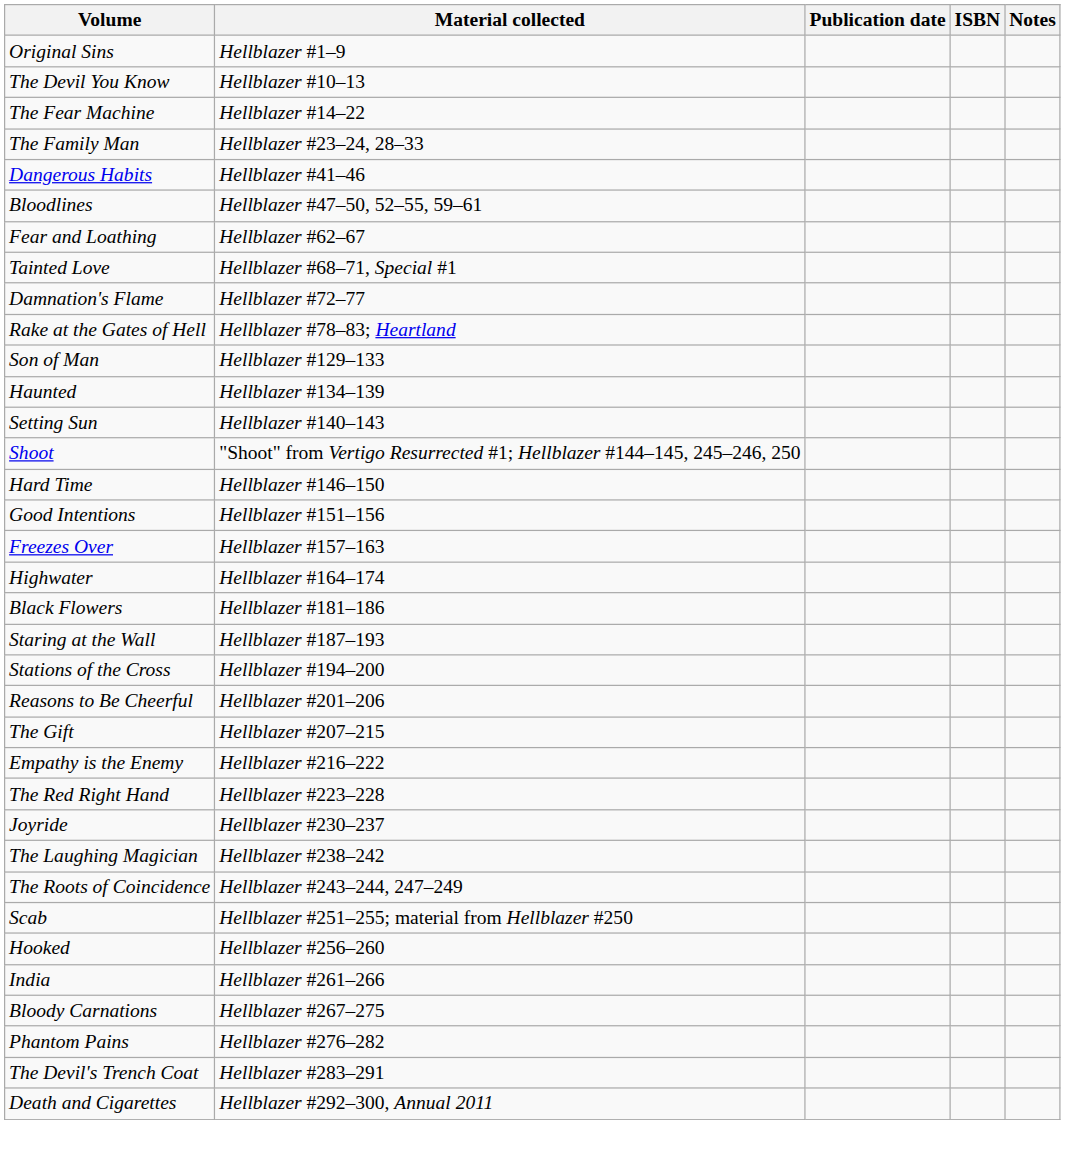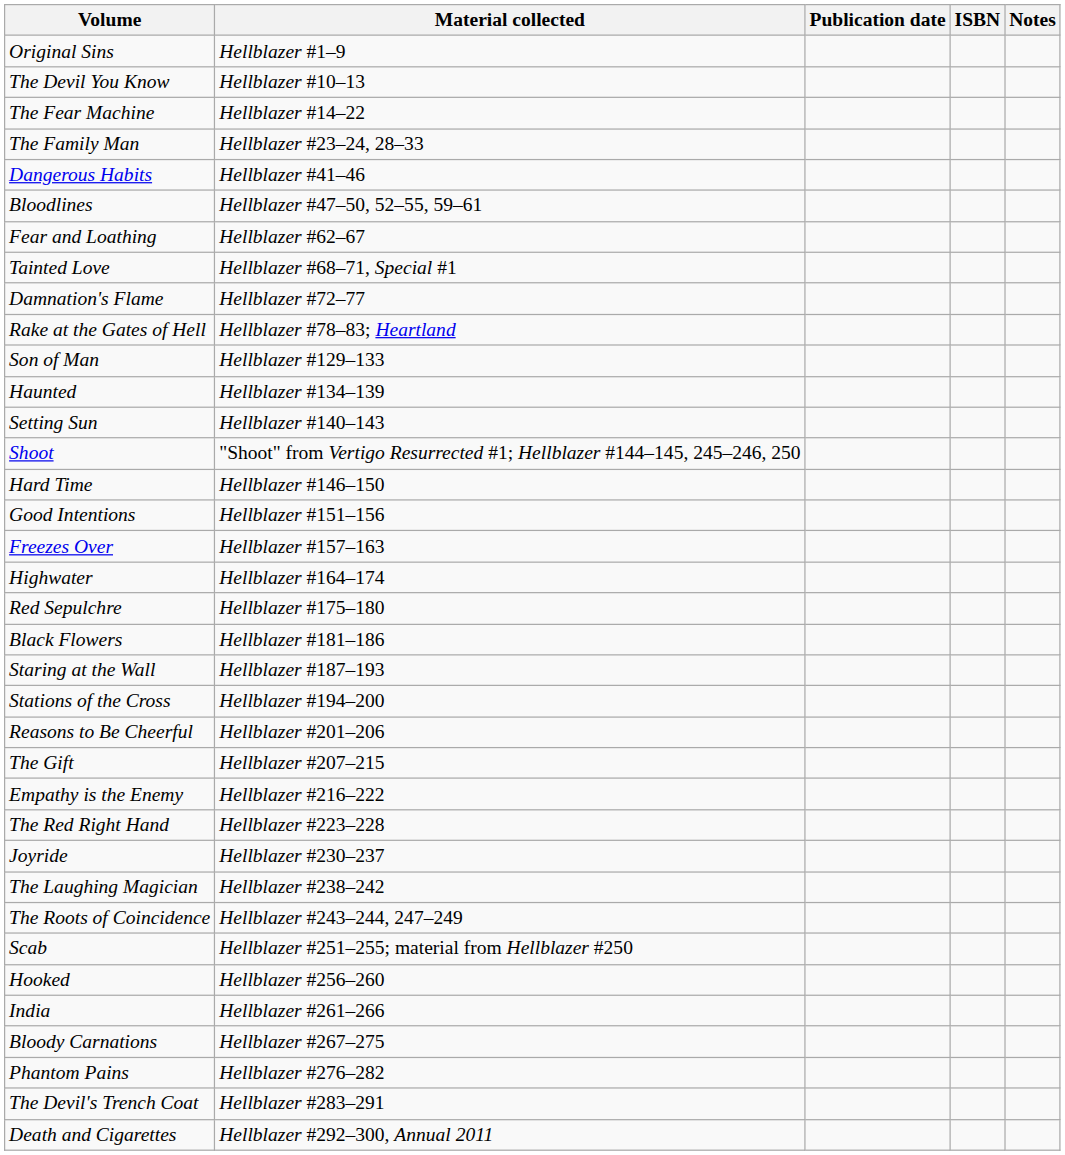+ row: (65, 608)
